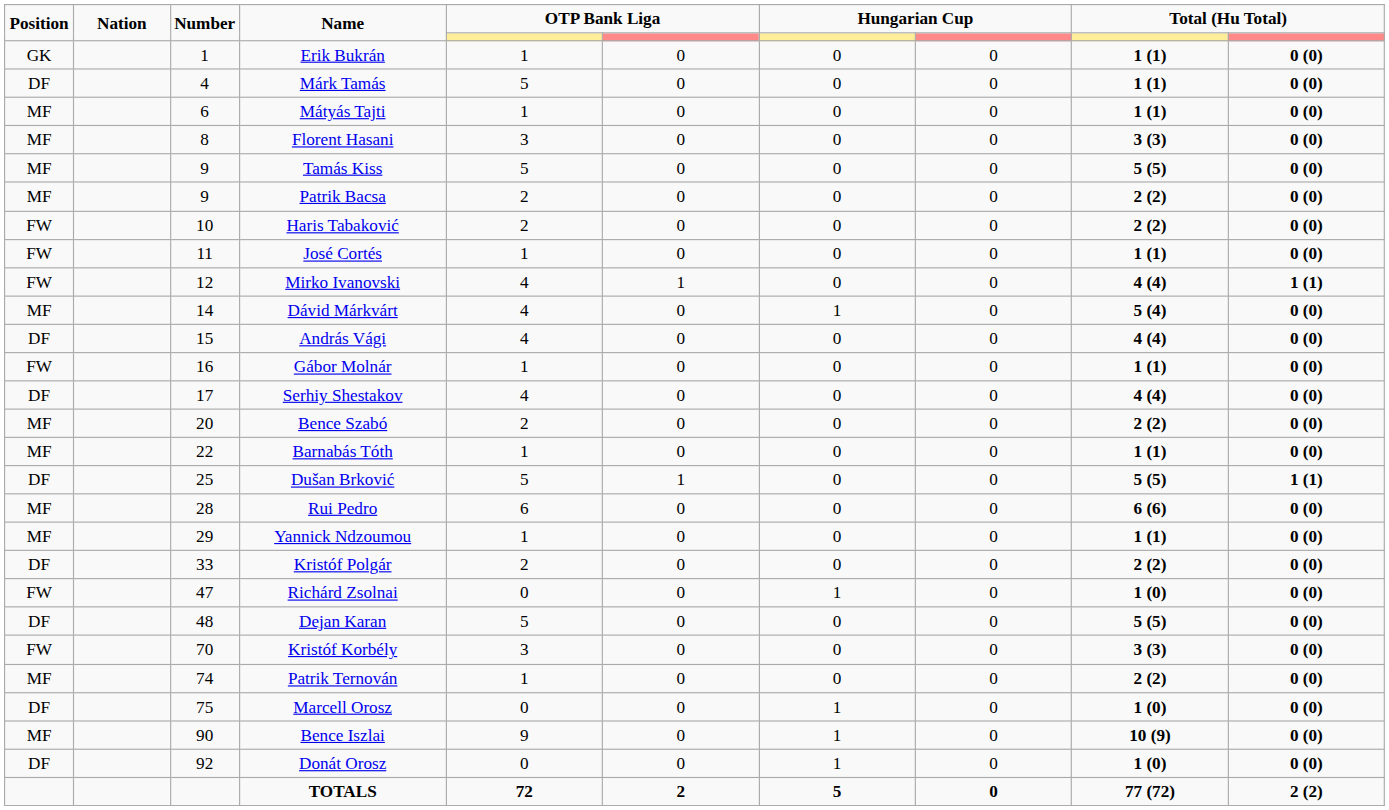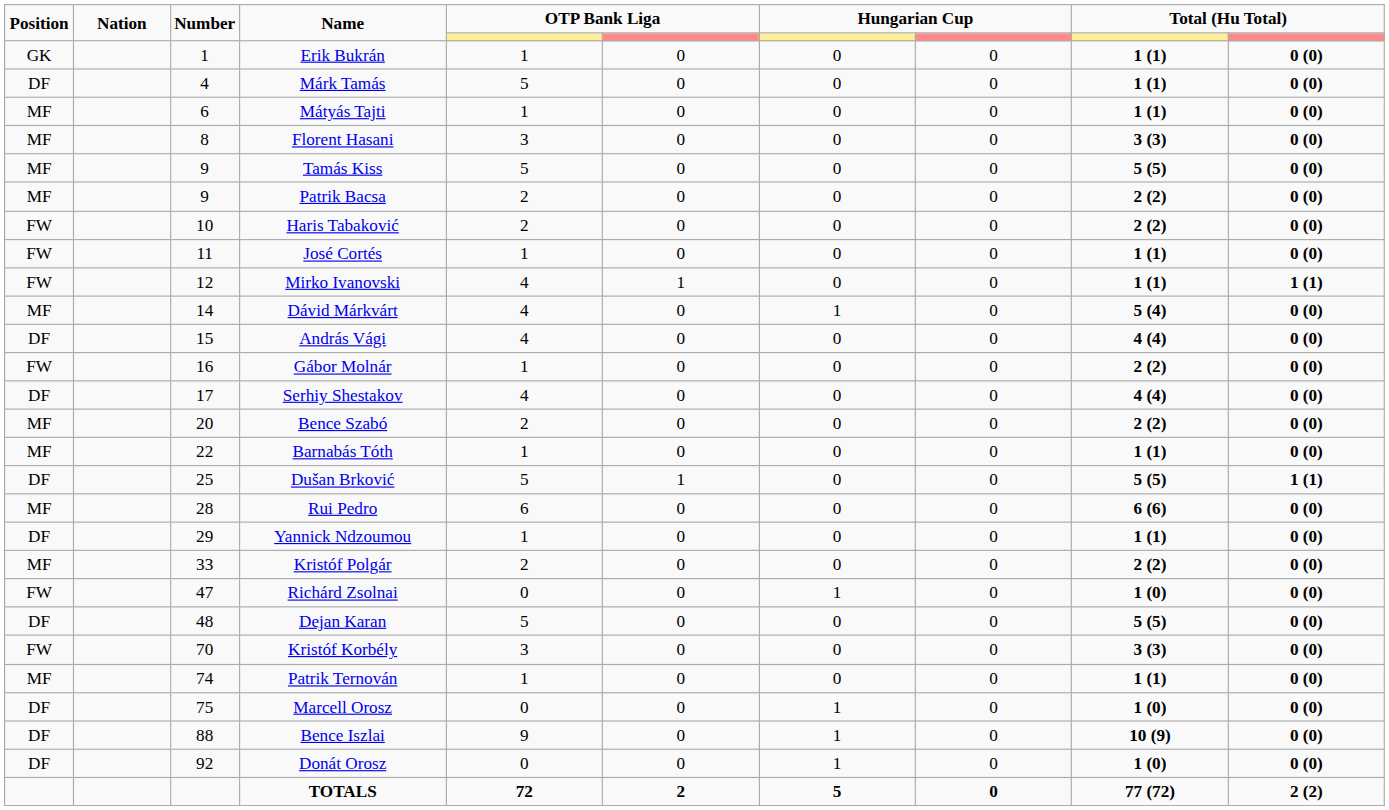(1150, 281) 4 (4) -> (1150, 281) 1 (1)
(1150, 366) 1 (1) -> (1150, 366) 2 (2)
(39, 536) MF -> (39, 536) DF
(39, 564) DF -> (39, 564) MF
(1150, 678) 2 (2) -> (1150, 678) 1 (1)
(39, 734) MF -> (39, 734) DF
(205, 734) 90 -> (205, 734) 88
